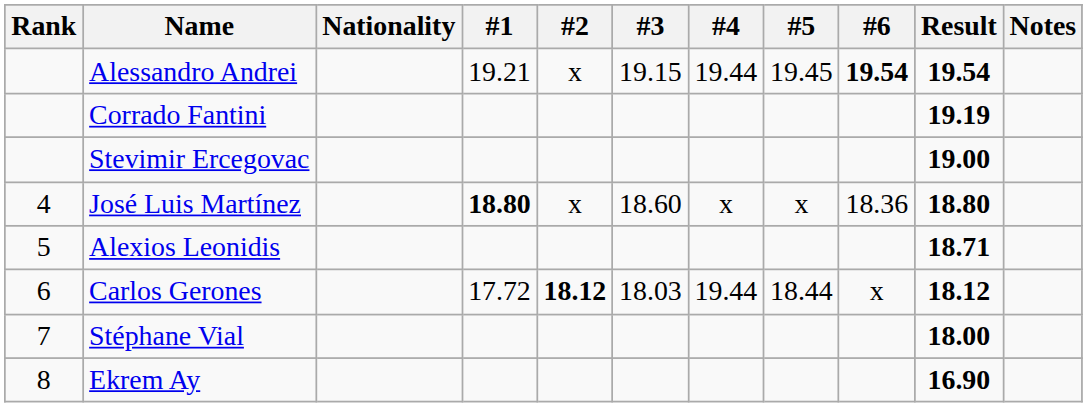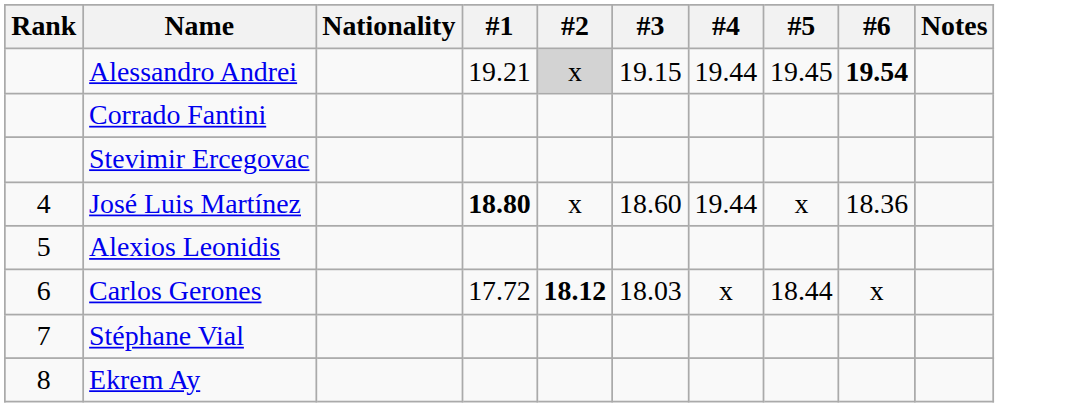- column: (959, 26)
(575, 70) no background -> (575, 70) lightgrey background
(726, 203) x -> (726, 203) 19.44
(726, 291) 19.44 -> (726, 291) x
